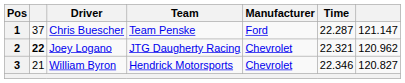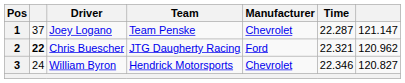(87, 31) Chris Buescher -> (81, 31) Joey Logano
(257, 31) Ford -> (269, 31) Chevrolet
(81, 48) Joey Logano -> (87, 48) Chris Buescher
(269, 48) Chevrolet -> (257, 48) Ford
(38, 65) 21 -> (38, 65) 24
